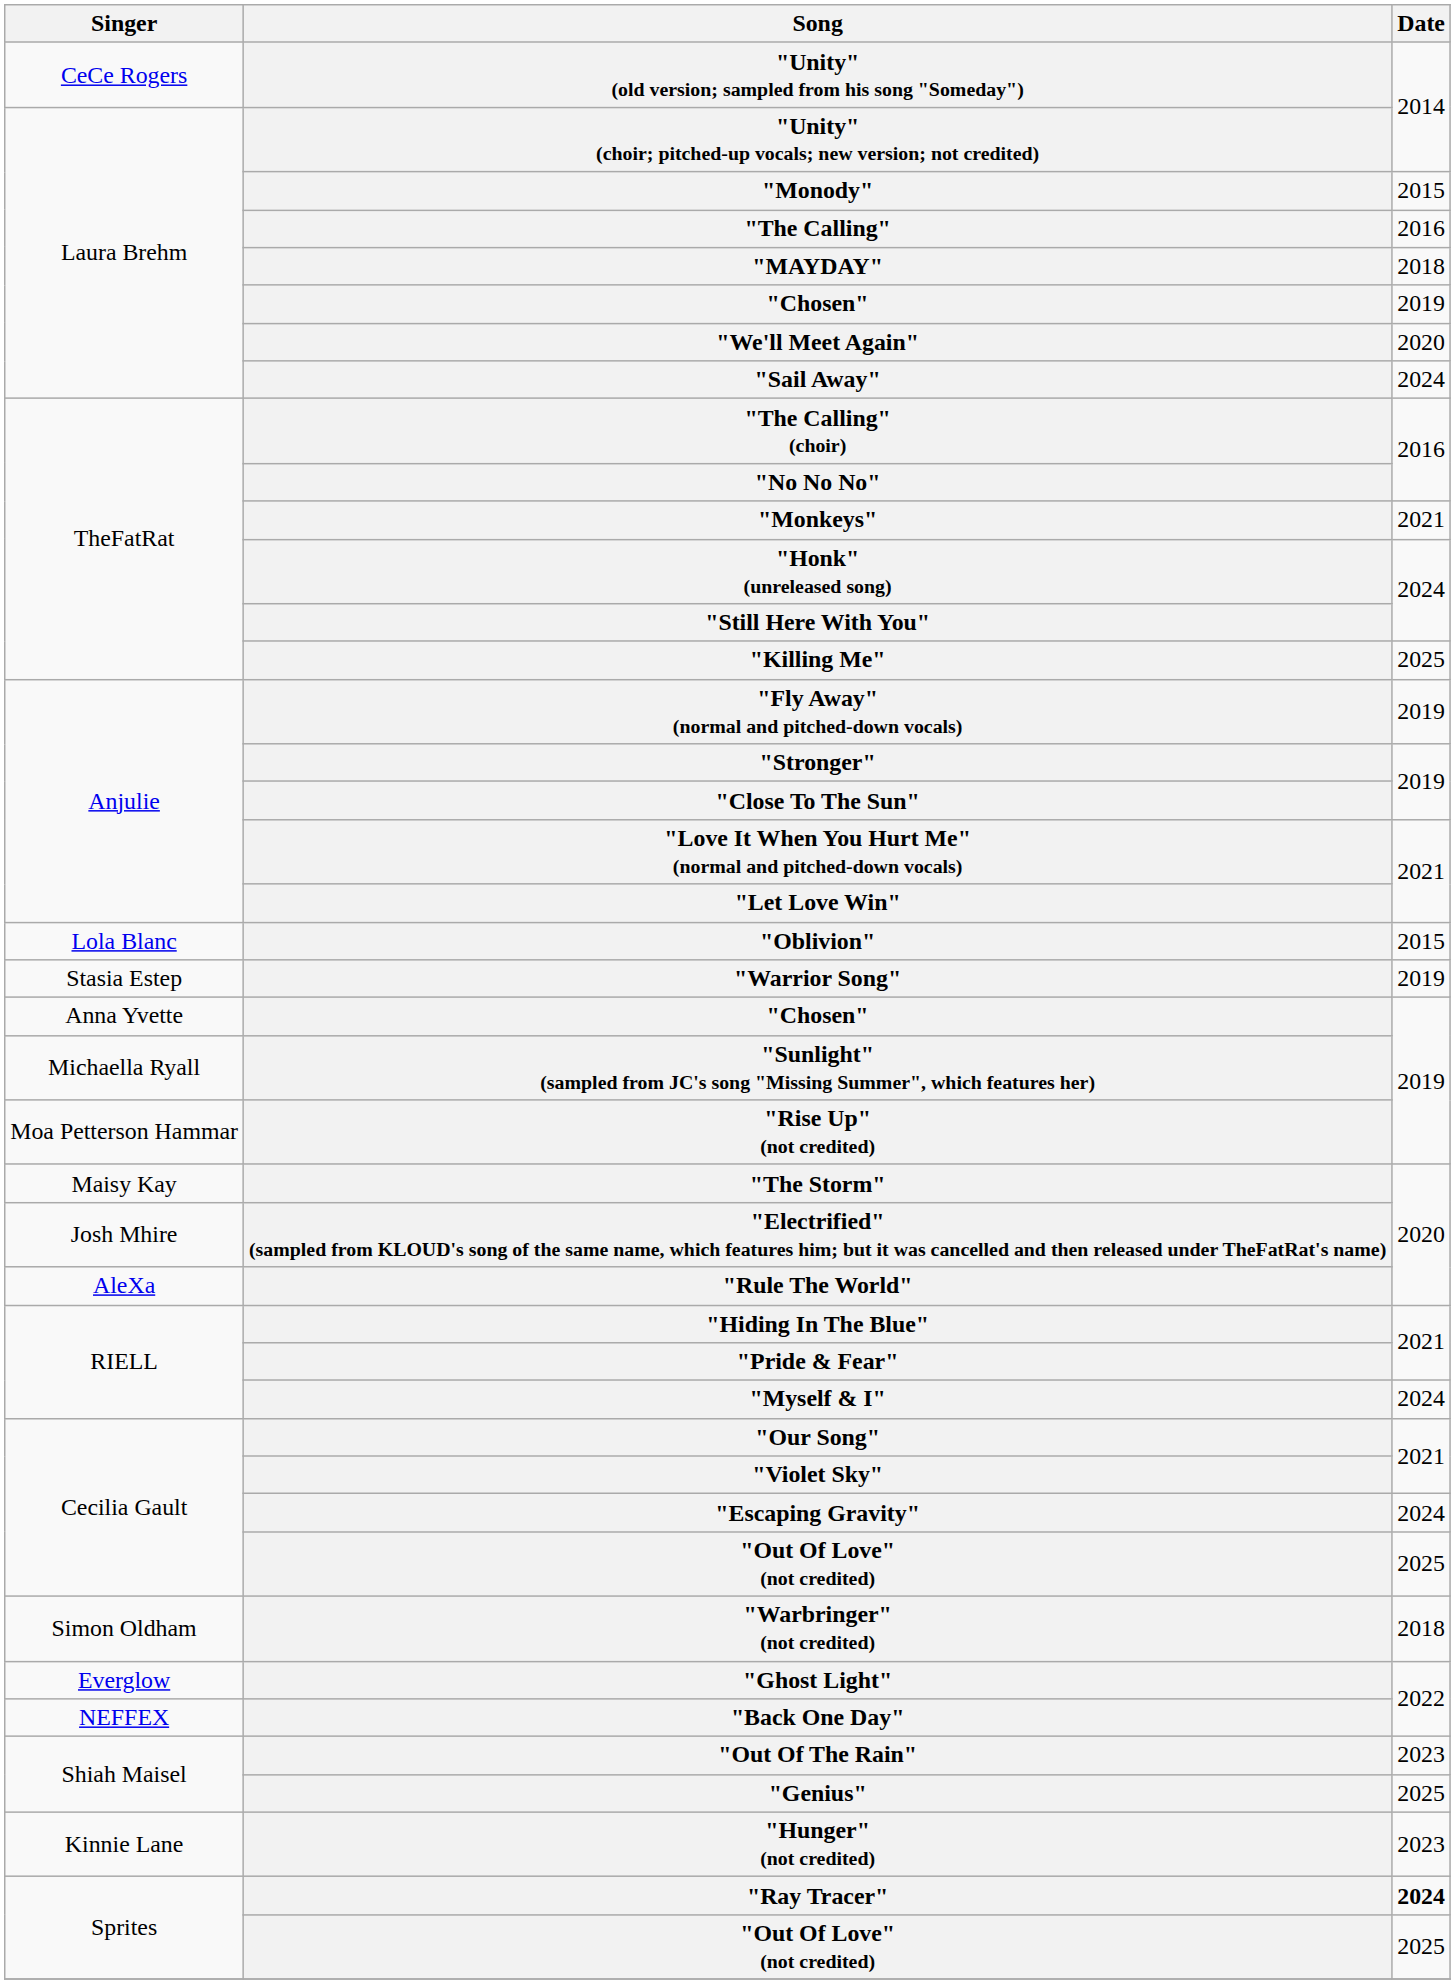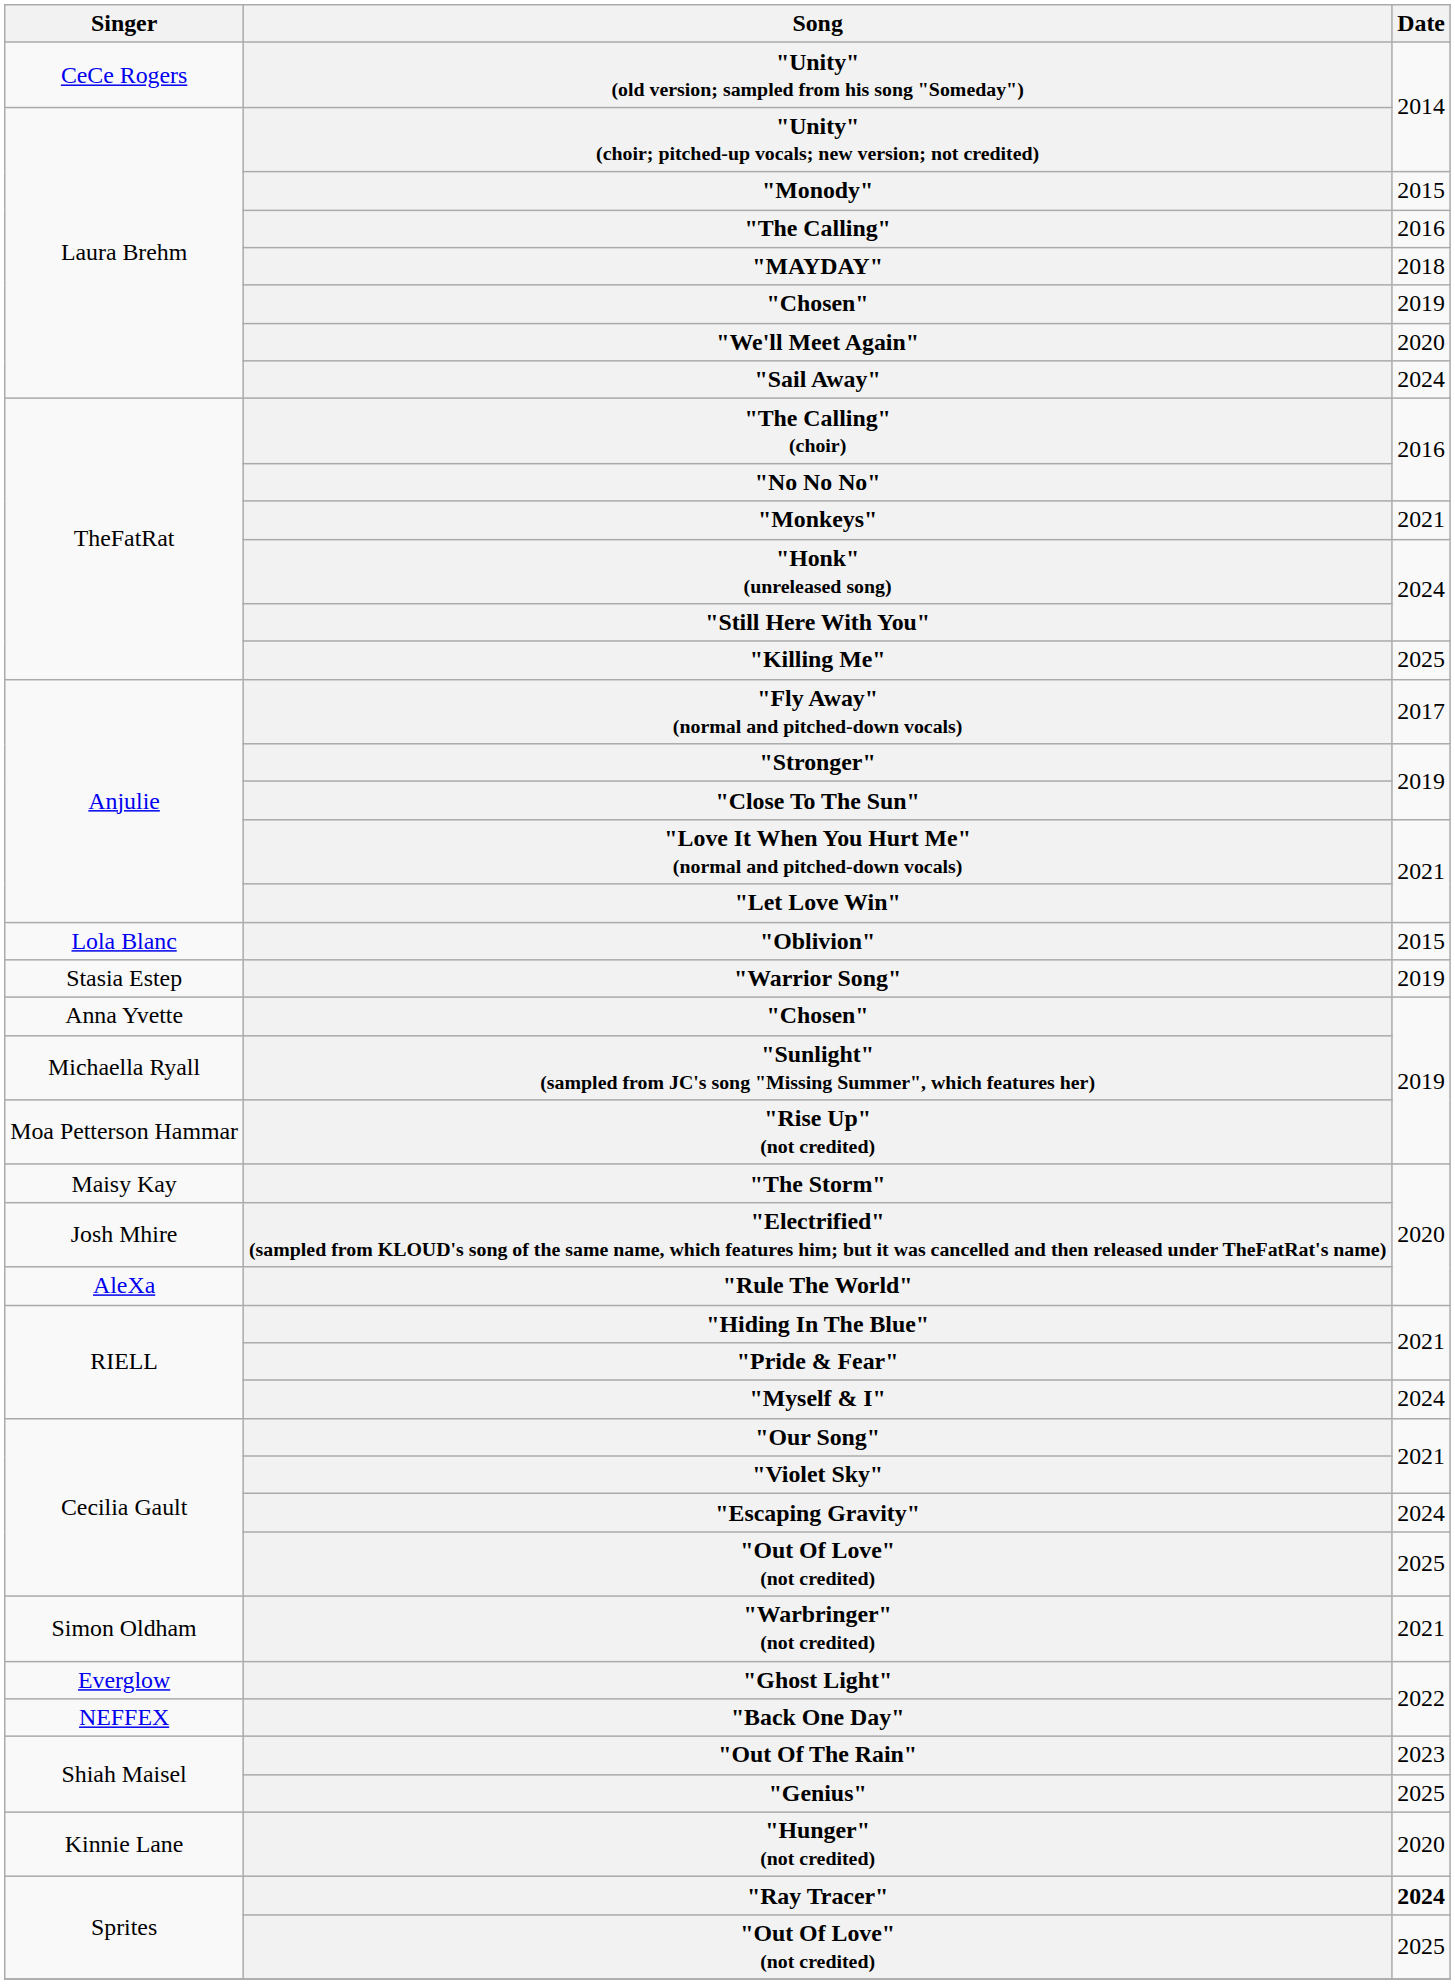(1421, 711) 2019 -> (1421, 711) 2017
(1421, 1628) 2018 -> (1421, 1628) 2021
(1421, 1844) 2023 -> (1421, 1844) 2020
